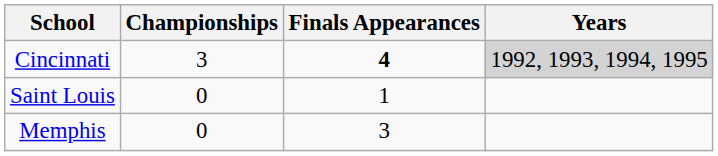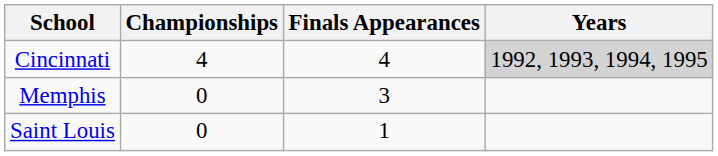(202, 58) 3 -> (202, 58) 4
(384, 58) bold -> (384, 58) normal
rows swapped: (62, 131) <-> (62, 95)
